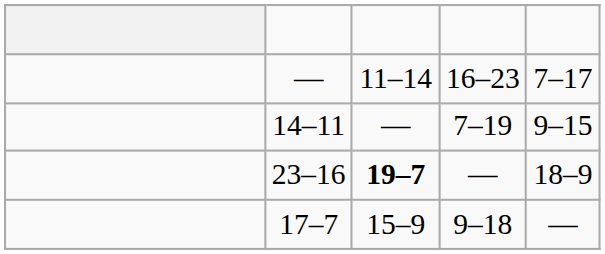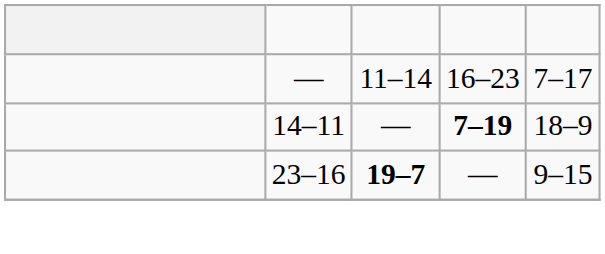(483, 126) normal -> (483, 126) bold
(563, 126) 9–15 -> (563, 126) 18–9
(563, 175) 18–9 -> (563, 175) 9–15
- row: (309, 223)
